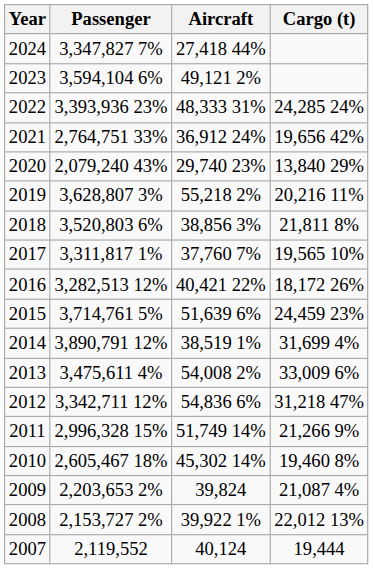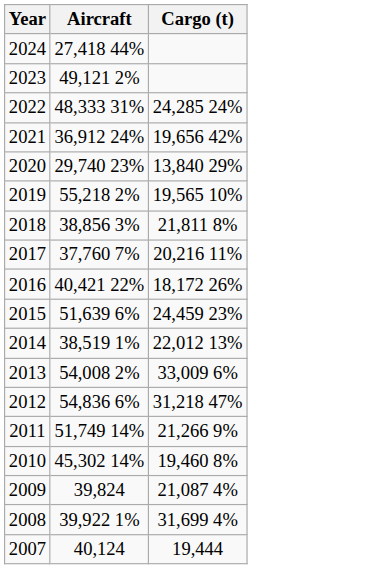- column: (111, 19)
(319, 195) 20,216 11% -> (198, 195) 19,565 10%
(319, 254) 19,565 10% -> (198, 254) 20,216 11%
(319, 343) 31,699 4% -> (198, 343) 22,012 13%
(319, 519) 22,012 13% -> (198, 519) 31,699 4%
